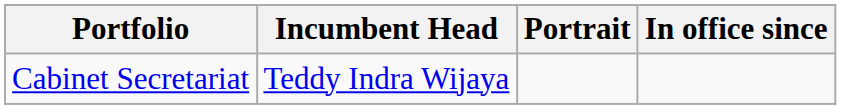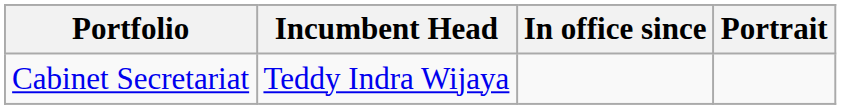columns swapped: (736, 29) <-> (577, 29)
